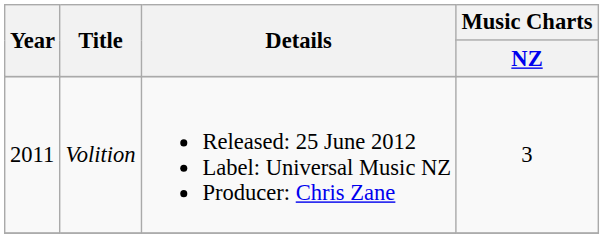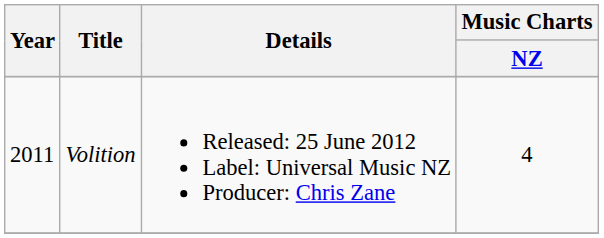(527, 154) 3 -> (527, 154) 4
